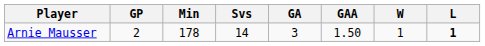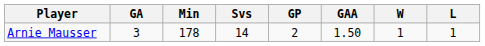columns swapped: (136, 14) <-> (295, 14)
(453, 32) bold -> (453, 32) normal
